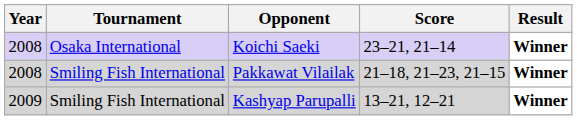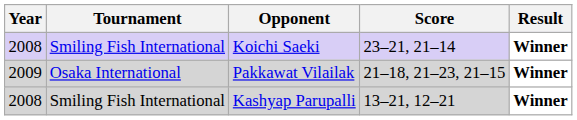(115, 46) Osaka International -> (137, 46) Smiling Fish International
(25, 73) 2008 -> (25, 73) 2009
(137, 73) Smiling Fish International -> (115, 73) Osaka International
(25, 101) 2009 -> (25, 101) 2008
